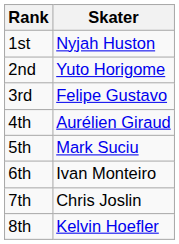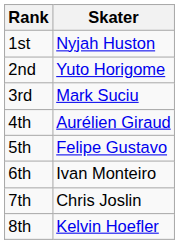(112, 95) Felipe Gustavo -> (97, 95) Mark Suciu
(97, 148) Mark Suciu -> (112, 148) Felipe Gustavo
